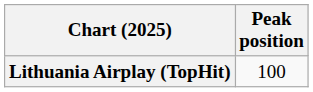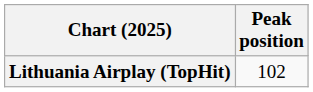(272, 71) 100 -> (272, 71) 102
